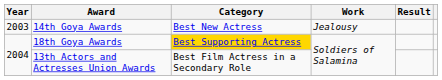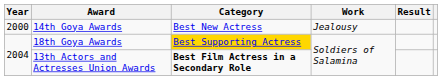(18, 27) 2003 -> (18, 27) 2000
(234, 62) normal -> (234, 62) bold
